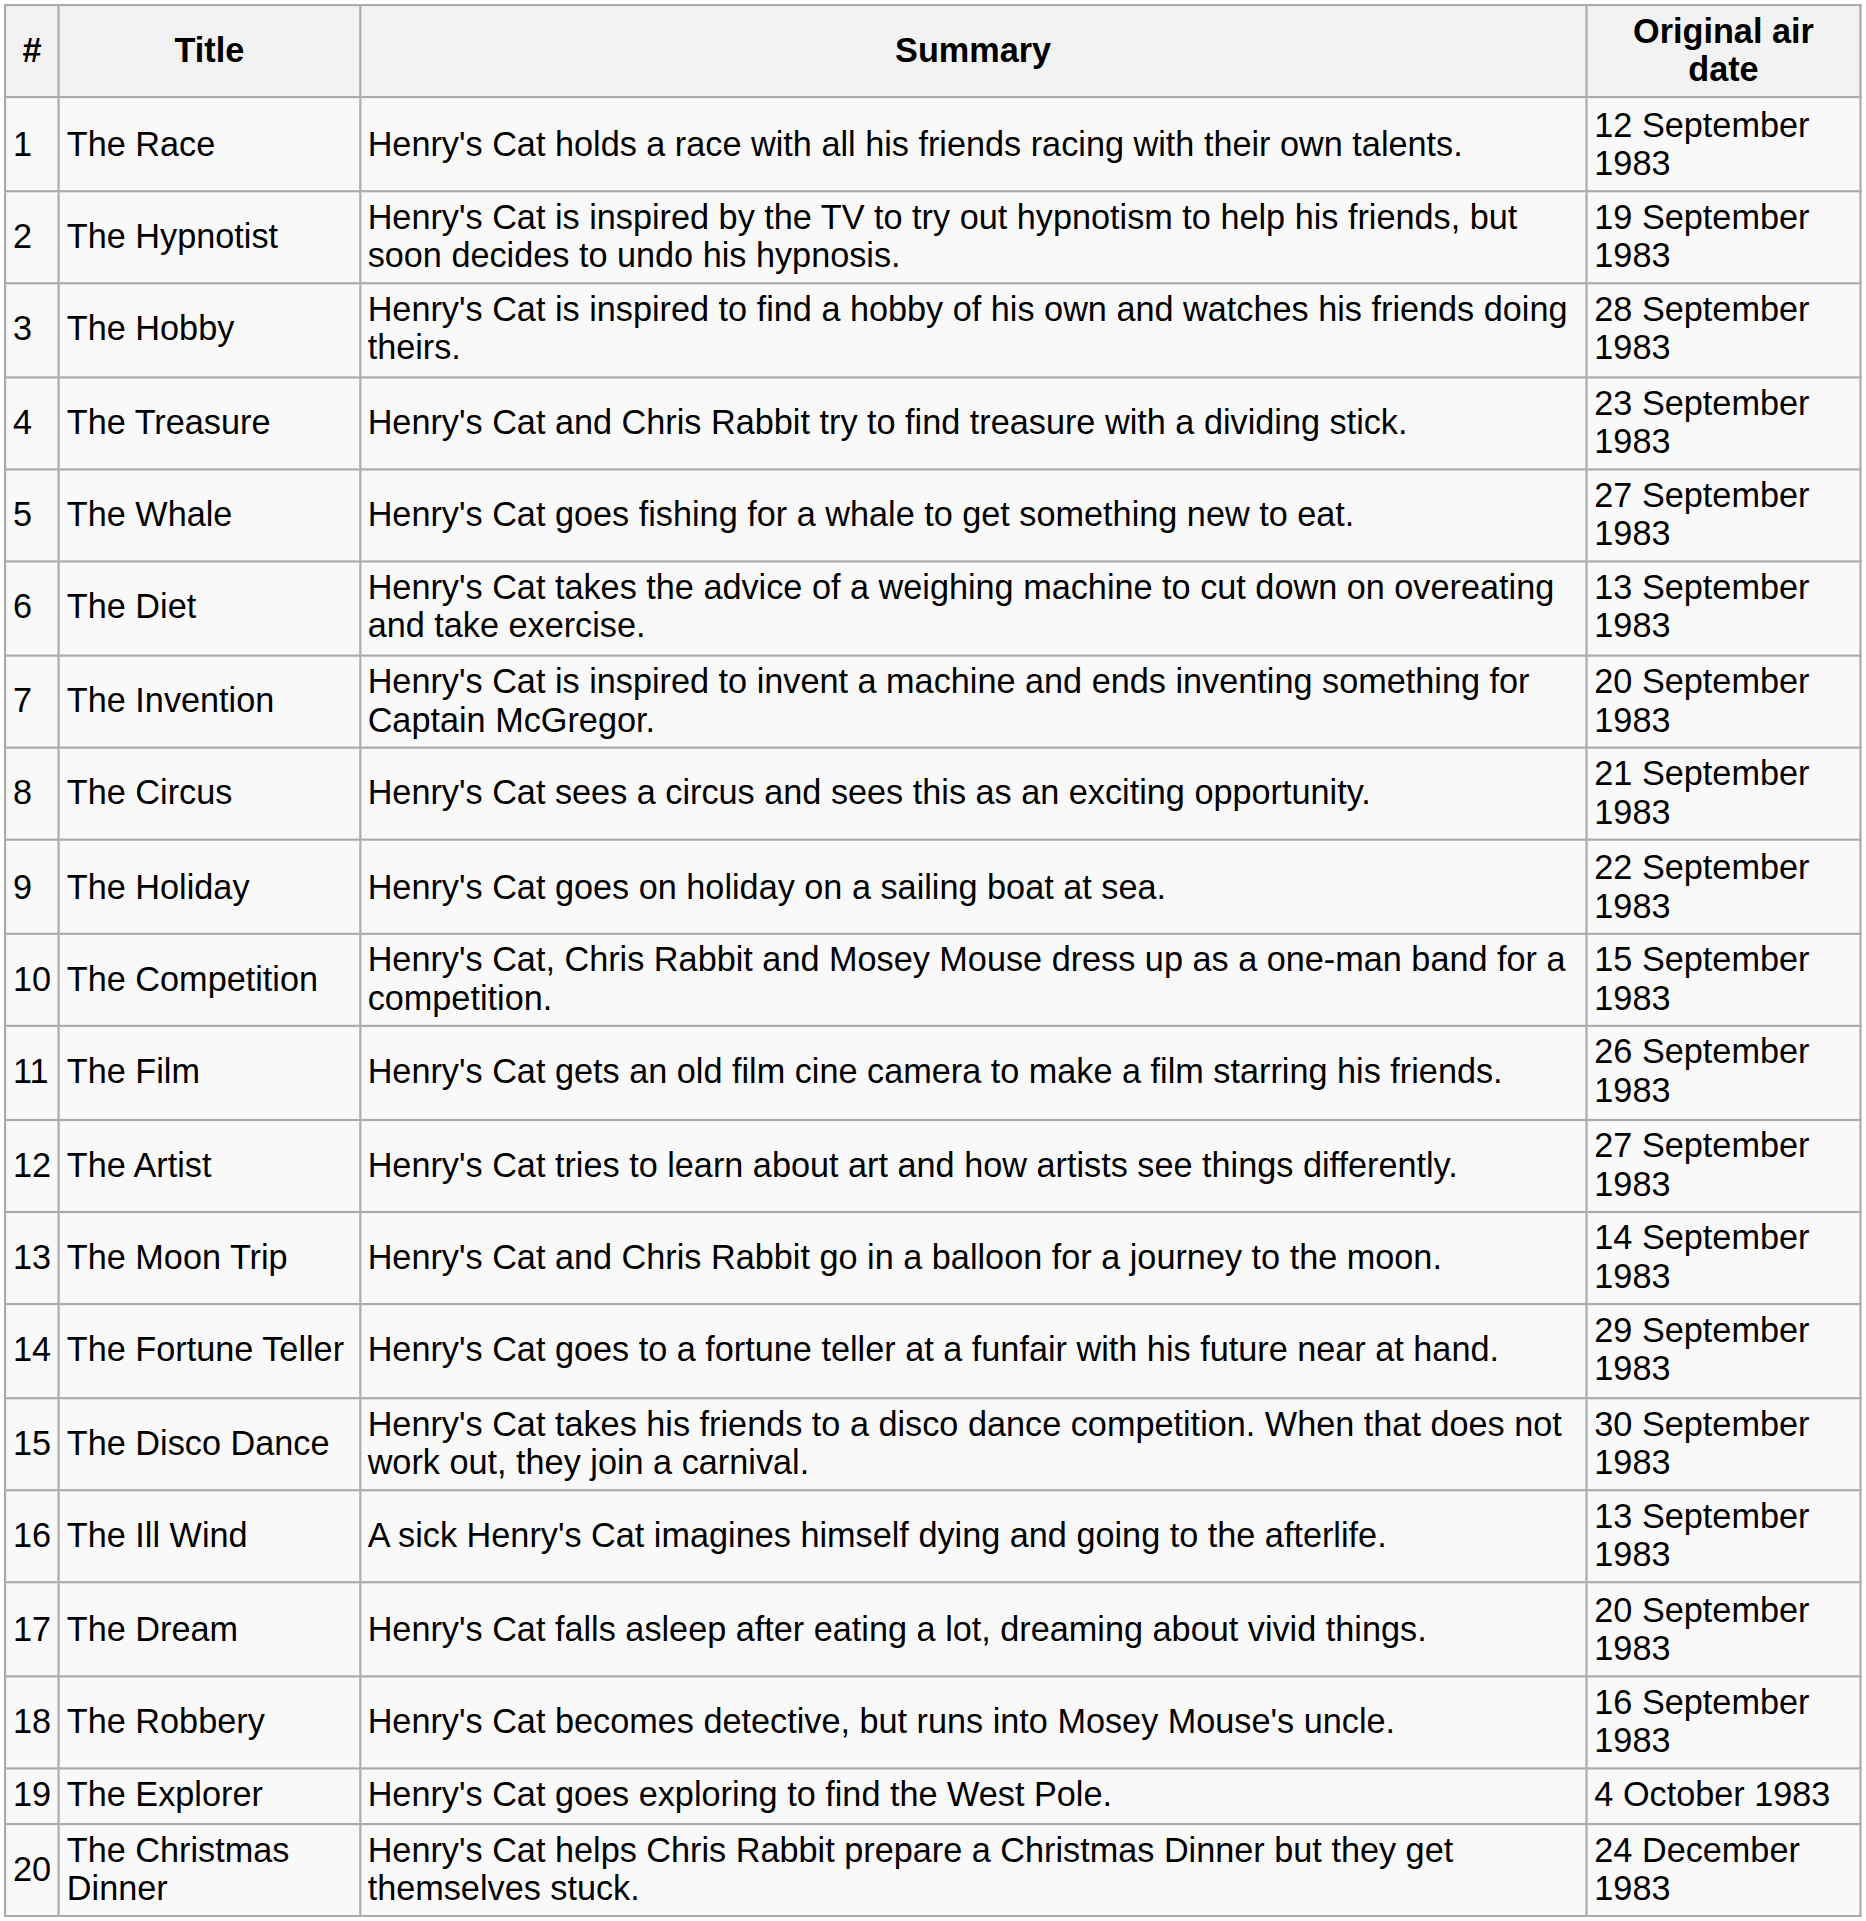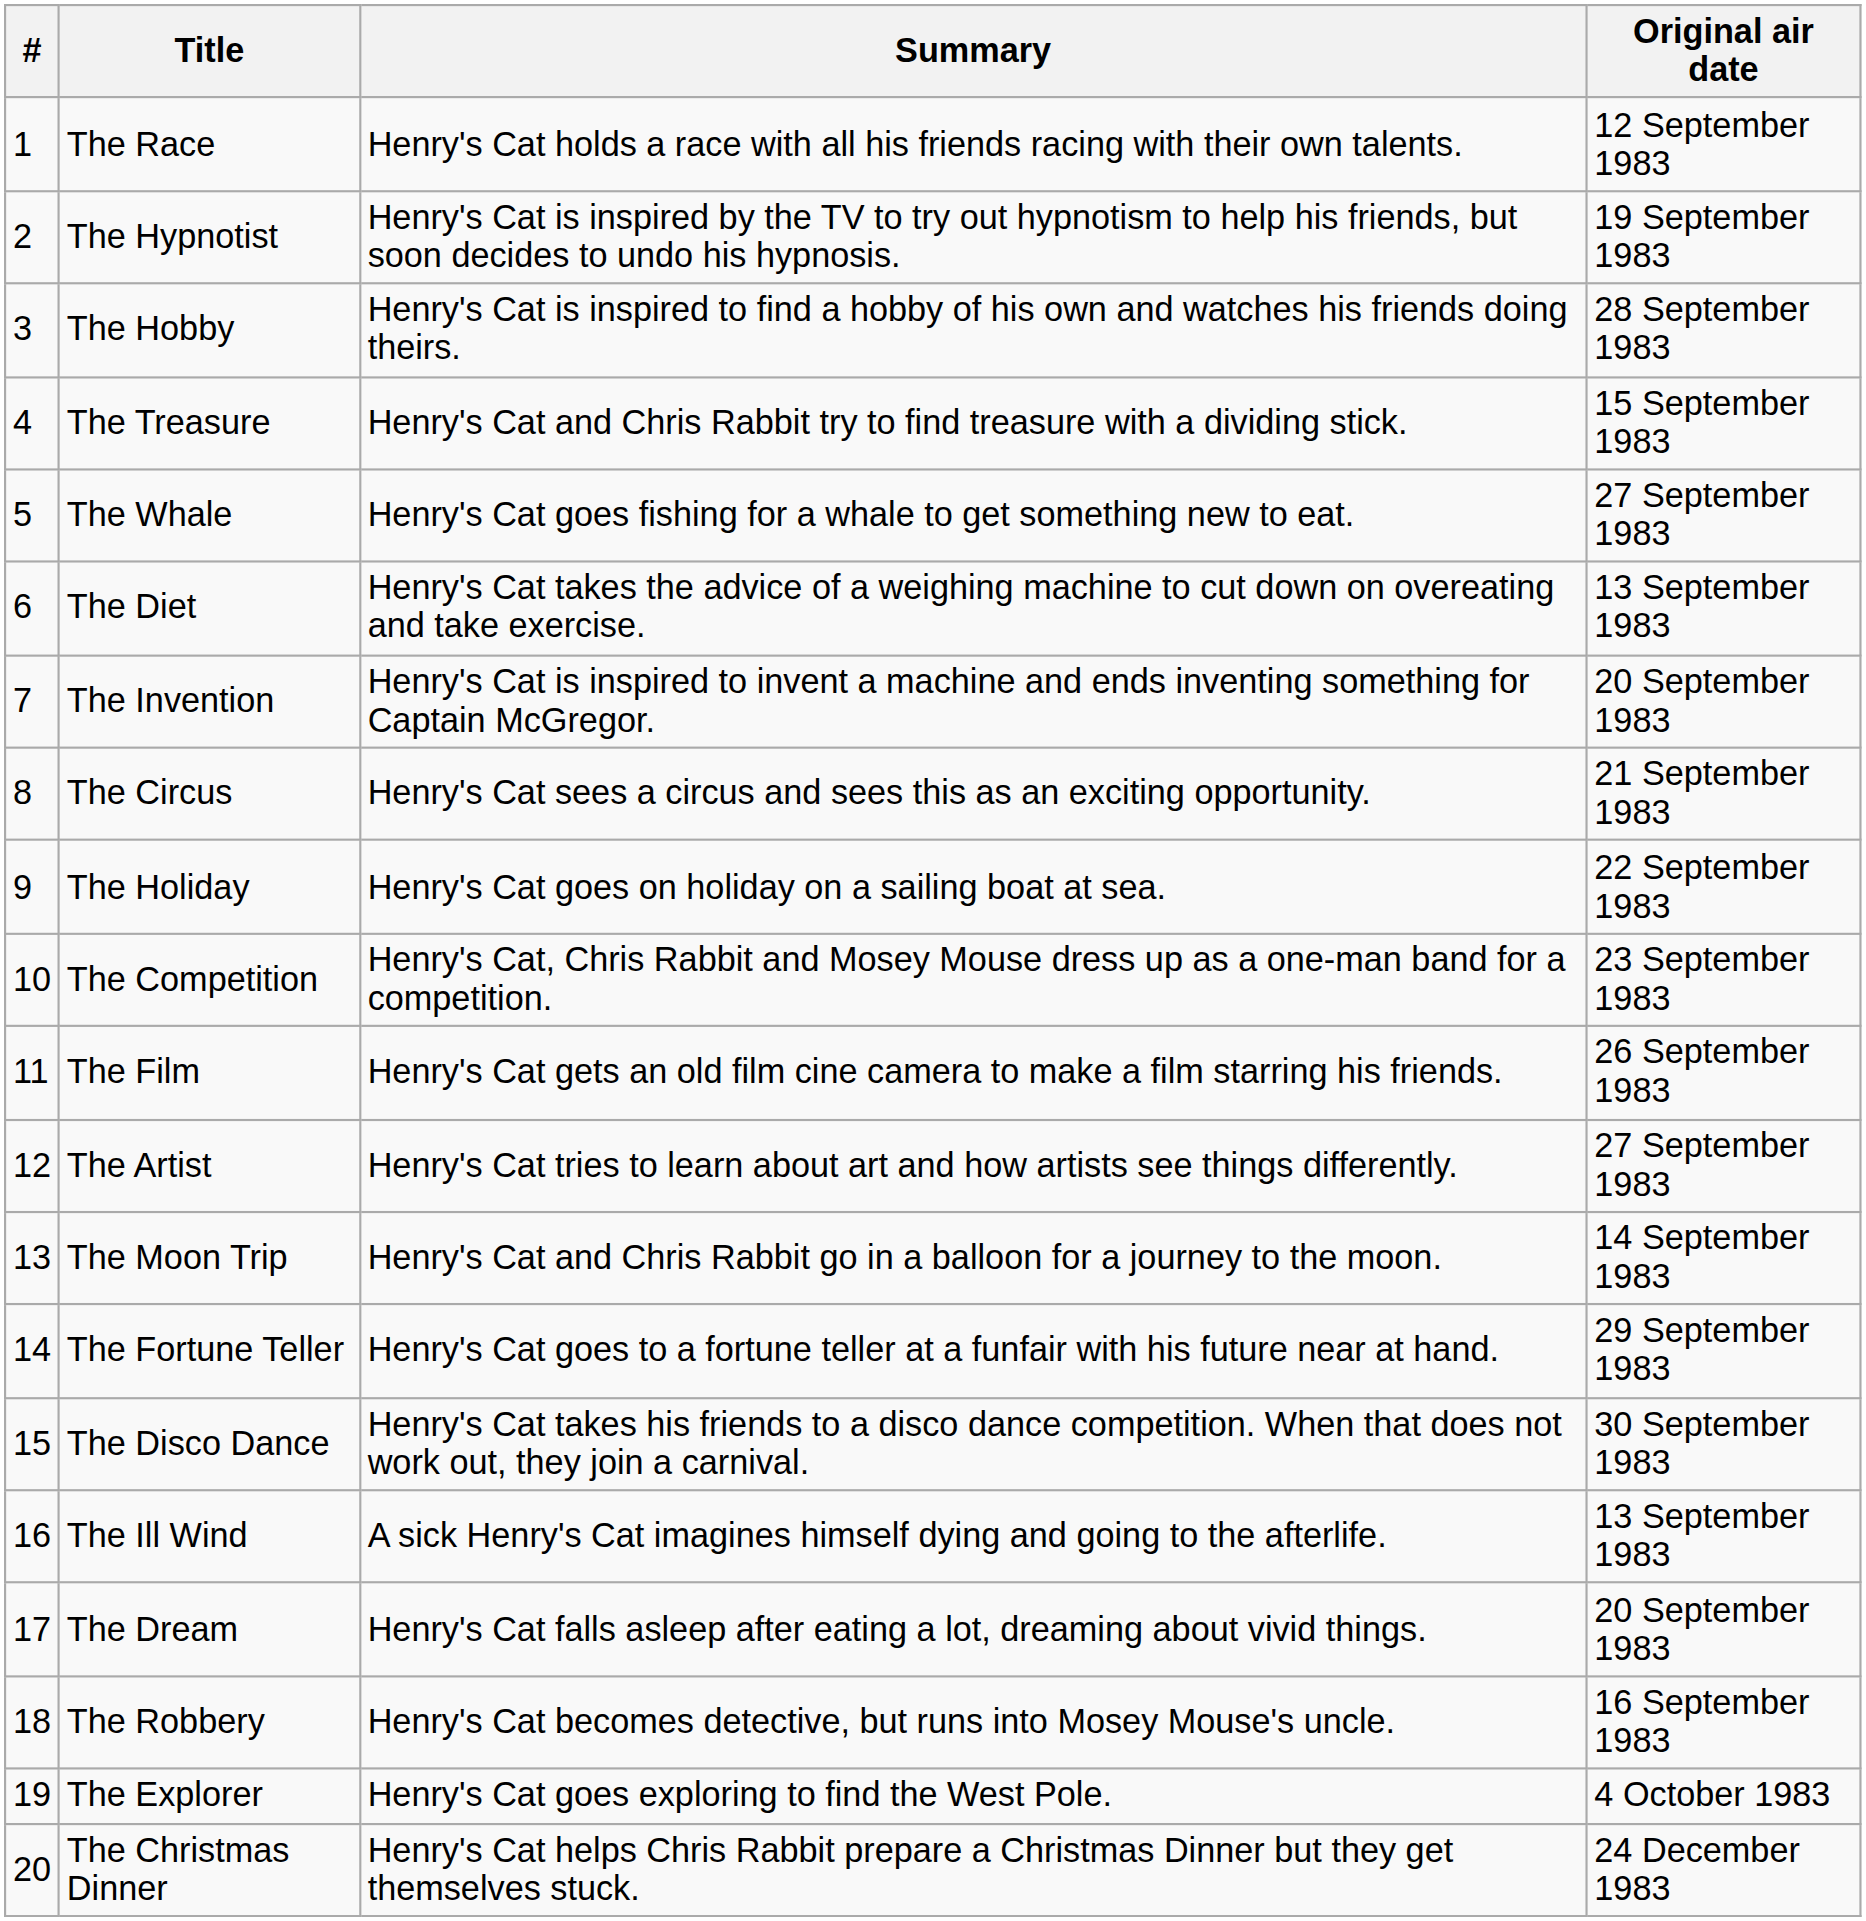(1702, 422) 23 September 1983 -> (1702, 422) 15 September 1983
(1702, 979) 15 September 1983 -> (1702, 979) 23 September 1983
